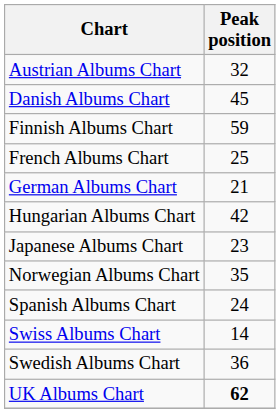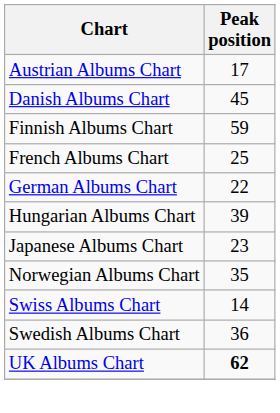(240, 69) 32 -> (240, 69) 17
(240, 187) 21 -> (240, 187) 22
(240, 216) 42 -> (240, 216) 39
- row: (92, 305)
